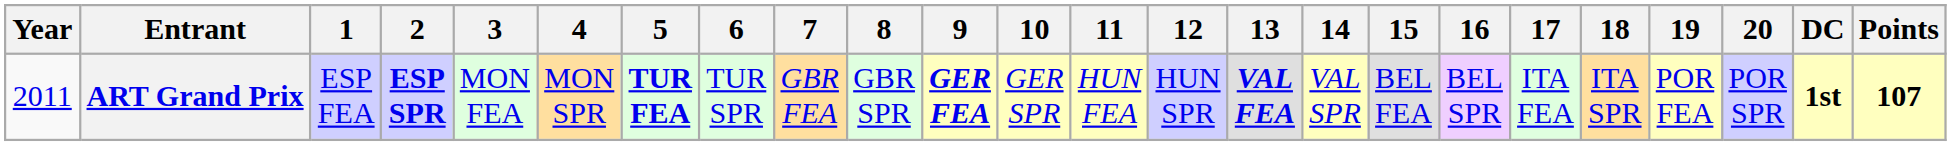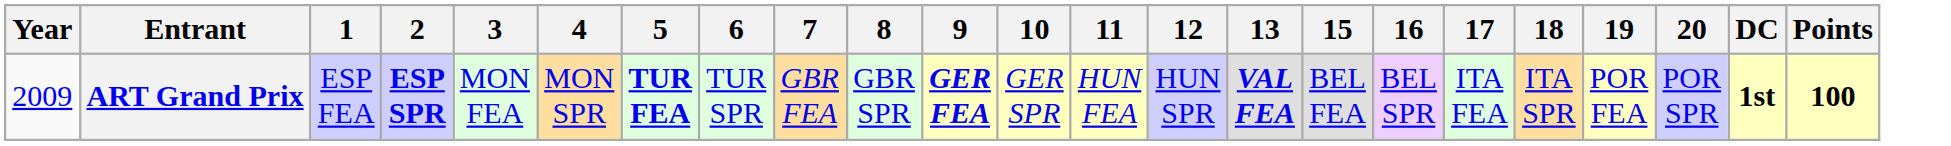- column: (1335, 28)
(42, 96) 2011 -> (42, 96) 2009
(1899, 96) 107 -> (1833, 96) 100
